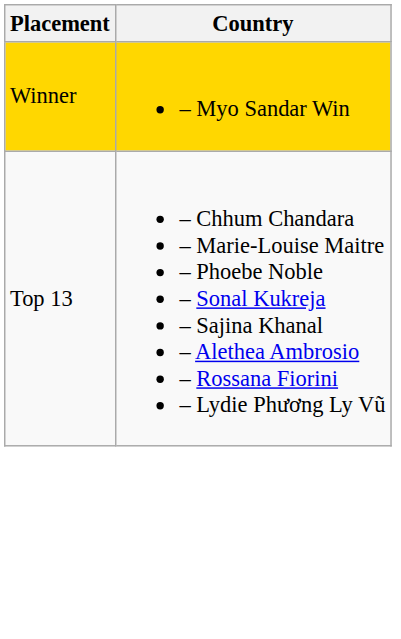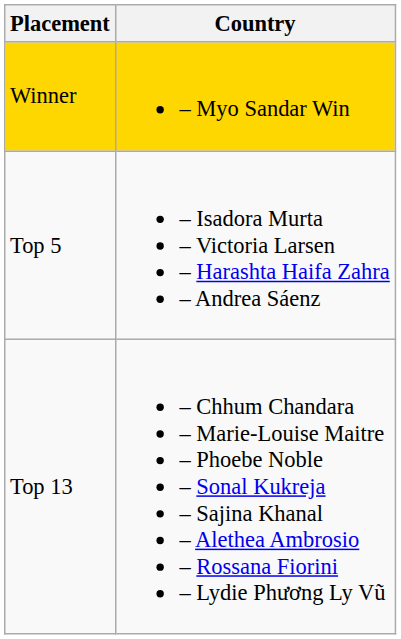+ row: (36, 244)
